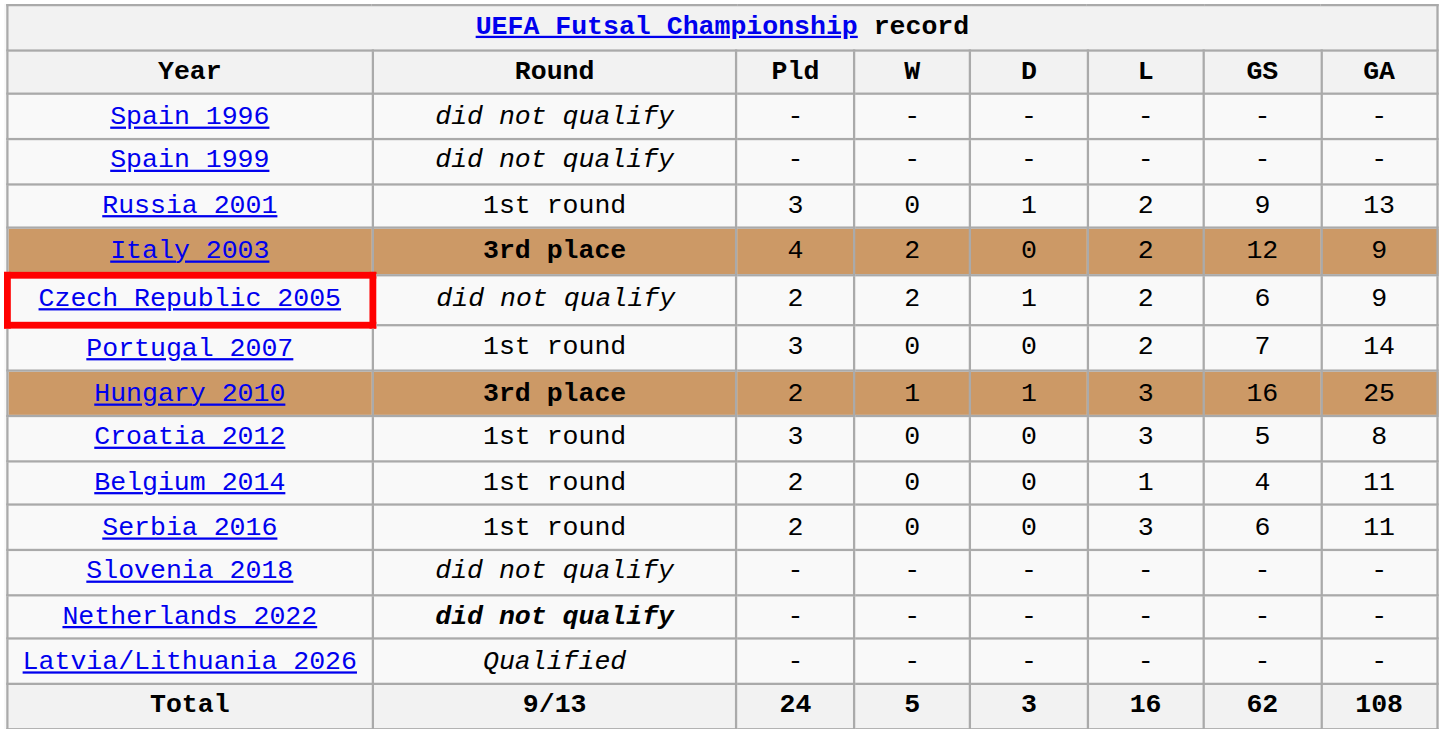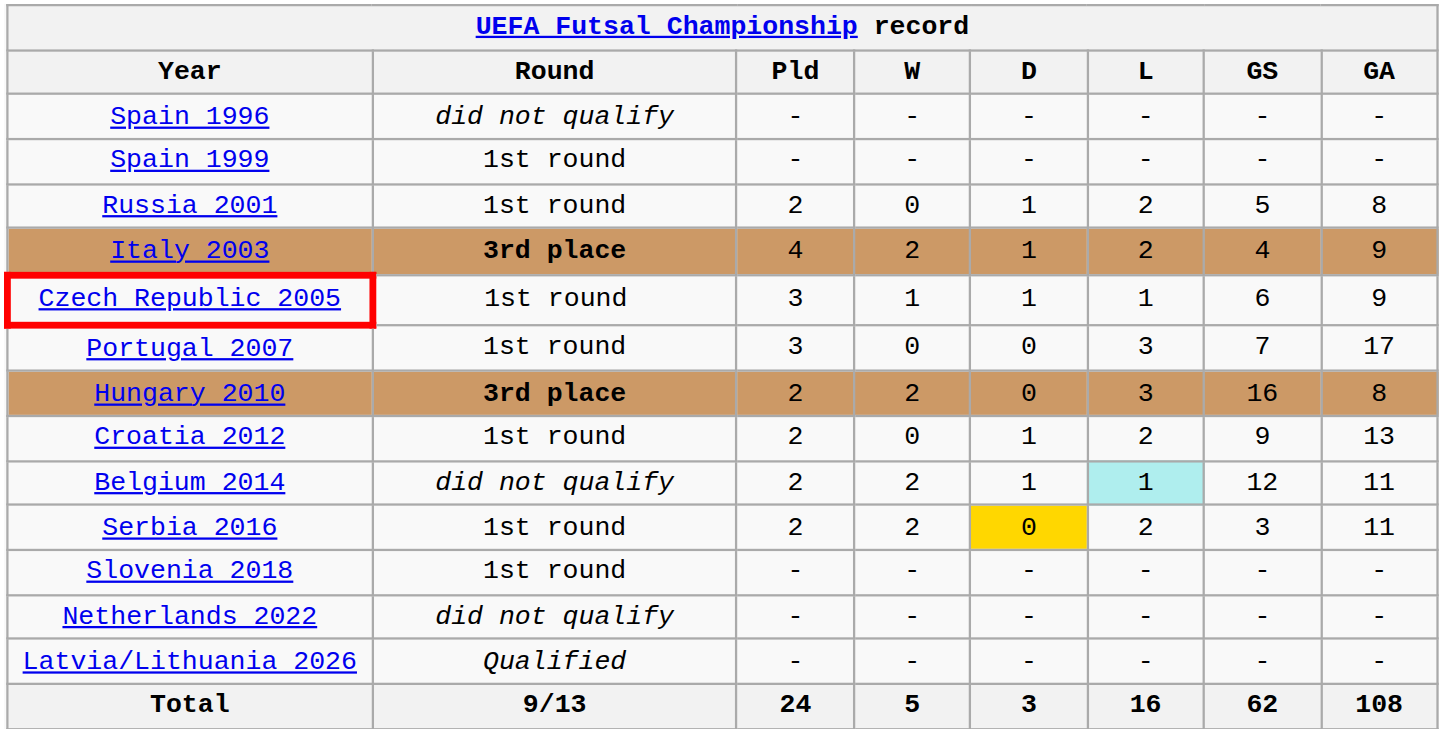(555, 161) did not qualify -> (555, 161) 1st round
(795, 206) 3 -> (795, 206) 2
(1262, 206) 9 -> (1262, 206) 5
(1379, 206) 13 -> (1379, 206) 8
(1029, 251) 0 -> (1029, 251) 1
(1262, 251) 12 -> (1262, 251) 4
(556, 299) did not qualify -> (556, 299) 1st round
(795, 299) 2 -> (795, 299) 3
(912, 299) 2 -> (912, 299) 1
(1146, 299) 2 -> (1146, 299) 1
(1146, 347) 2 -> (1146, 347) 3
(1379, 347) 14 -> (1379, 347) 17
(912, 393) 1 -> (912, 393) 2
(1029, 393) 1 -> (1029, 393) 0
(1379, 393) 25 -> (1379, 393) 8
(795, 438) 3 -> (795, 438) 2
(1029, 438) 0 -> (1029, 438) 1
(1146, 438) 3 -> (1146, 438) 2
(1262, 438) 5 -> (1262, 438) 9
(1379, 438) 8 -> (1379, 438) 13
(555, 482) 1st round -> (555, 482) did not qualify
(912, 482) 0 -> (912, 482) 2
(1029, 482) 0 -> (1029, 482) 1
(1146, 482) no background -> (1146, 482) paleturquoise background
(1262, 482) 4 -> (1262, 482) 12
(912, 527) 0 -> (912, 527) 2
(1029, 527) no background -> (1029, 527) gold background
(1146, 527) 3 -> (1146, 527) 2
(1262, 527) 6 -> (1262, 527) 3
(555, 572) did not qualify -> (555, 572) 1st round
(555, 616) bold -> (555, 616) normal
